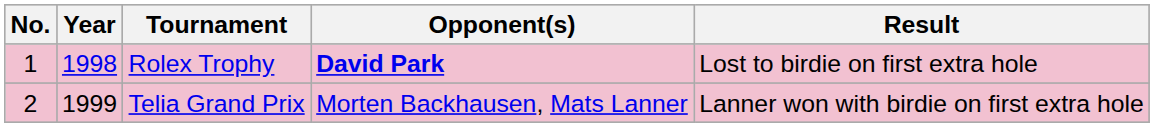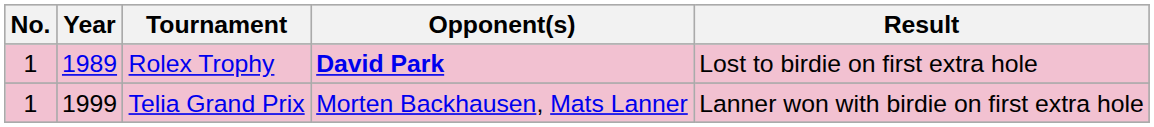(90, 64) 1998 -> (90, 64) 1989
(31, 103) 2 -> (31, 103) 1
